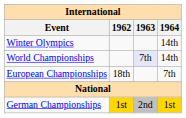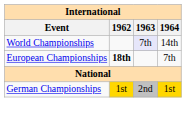- row: (40, 43)
(121, 74) normal -> (121, 58) bold
